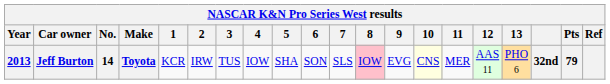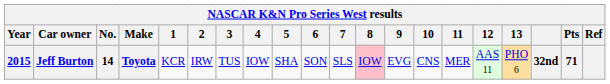(19, 62) 2013 -> (19, 62) 2015
(428, 62) lightyellow background -> (428, 62) no background
(572, 62) 79 -> (572, 62) 71
